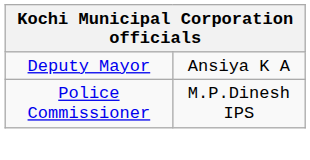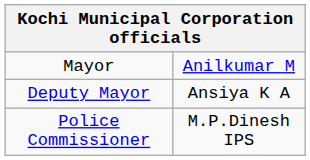+ row: (89, 66)
